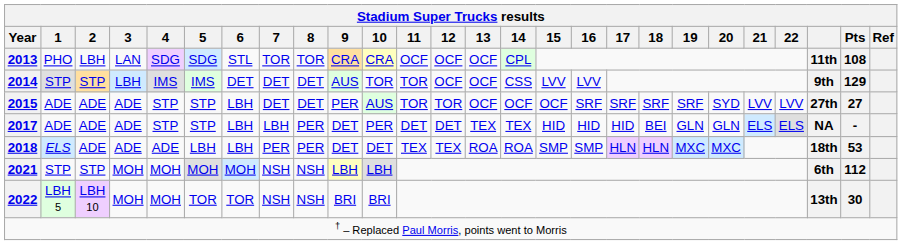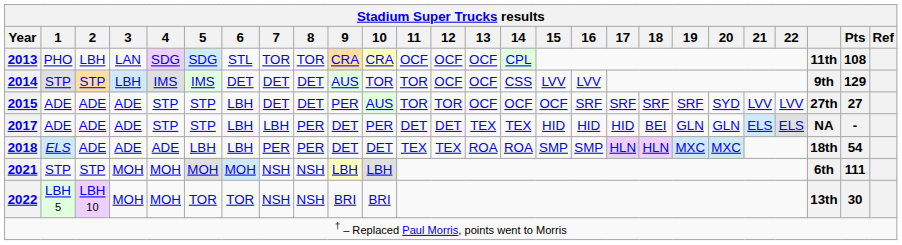(855, 147) 53 -> (855, 147) 54
(855, 169) 112 -> (855, 169) 111
